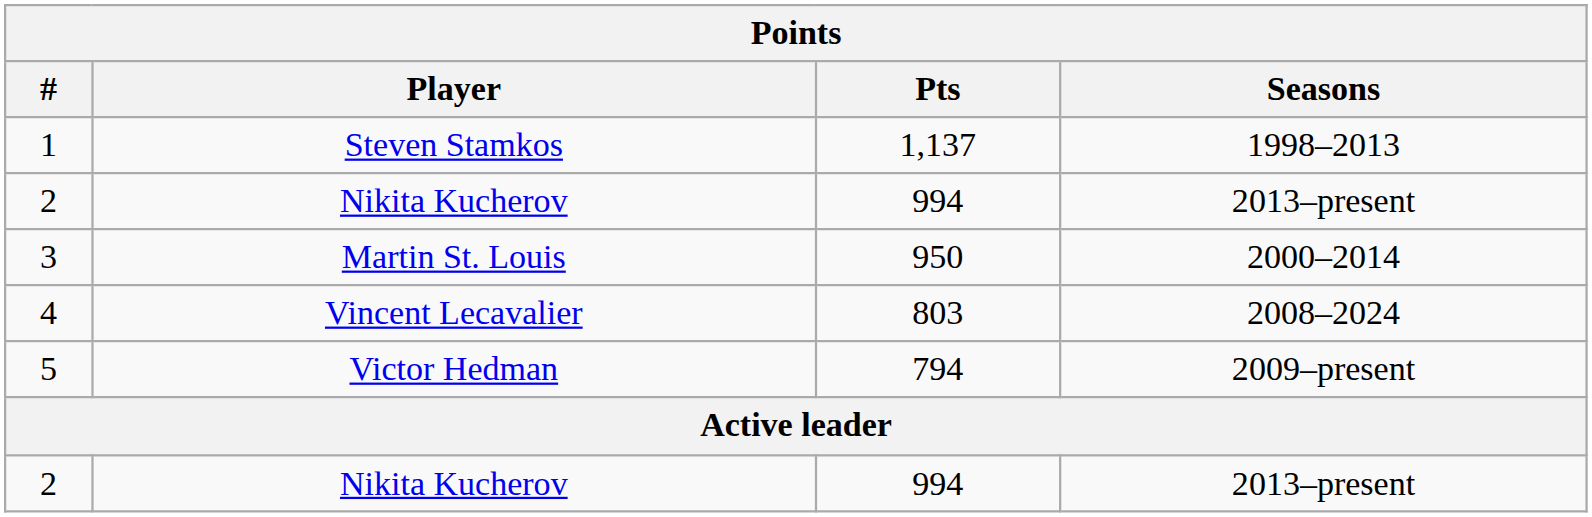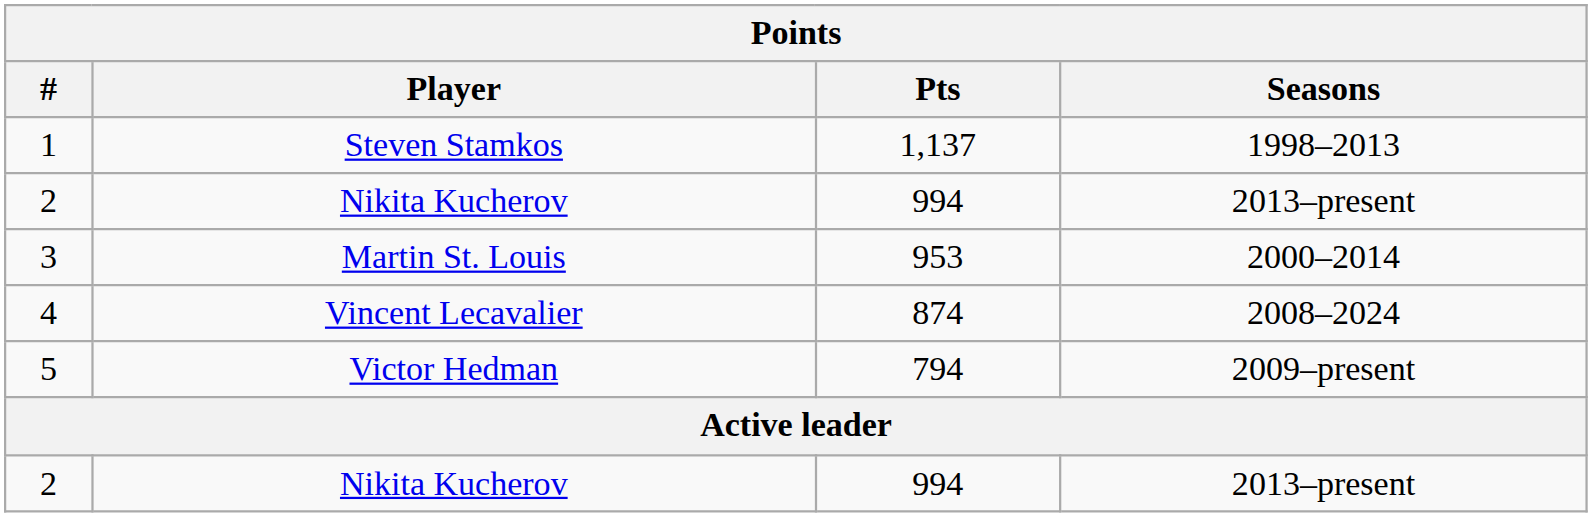(938, 257) 950 -> (938, 257) 953
(938, 313) 803 -> (938, 313) 874
